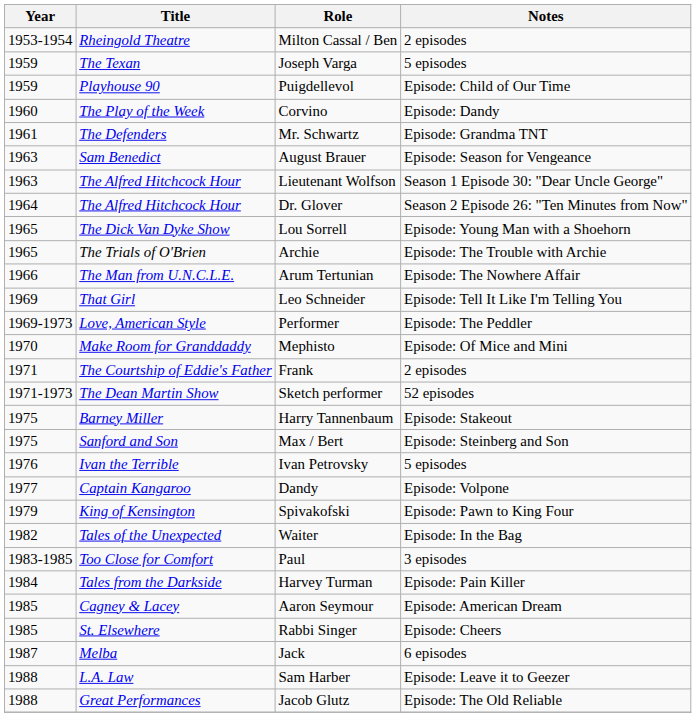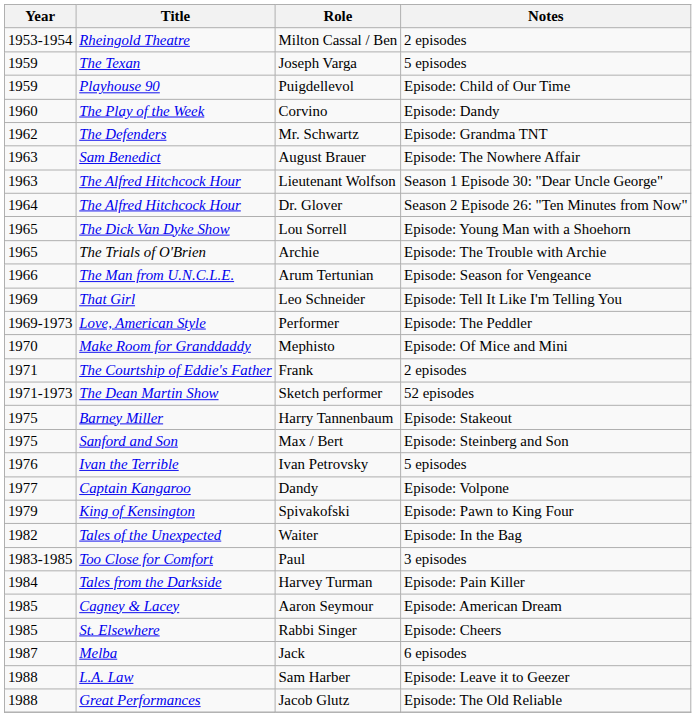(23, 134) 1961 -> (23, 134) 1962
(498, 157) Episode: Season for Vengeance -> (492, 157) Episode: The Nowhere Affair
(492, 275) Episode: The Nowhere Affair -> (498, 275) Episode: Season for Vengeance
